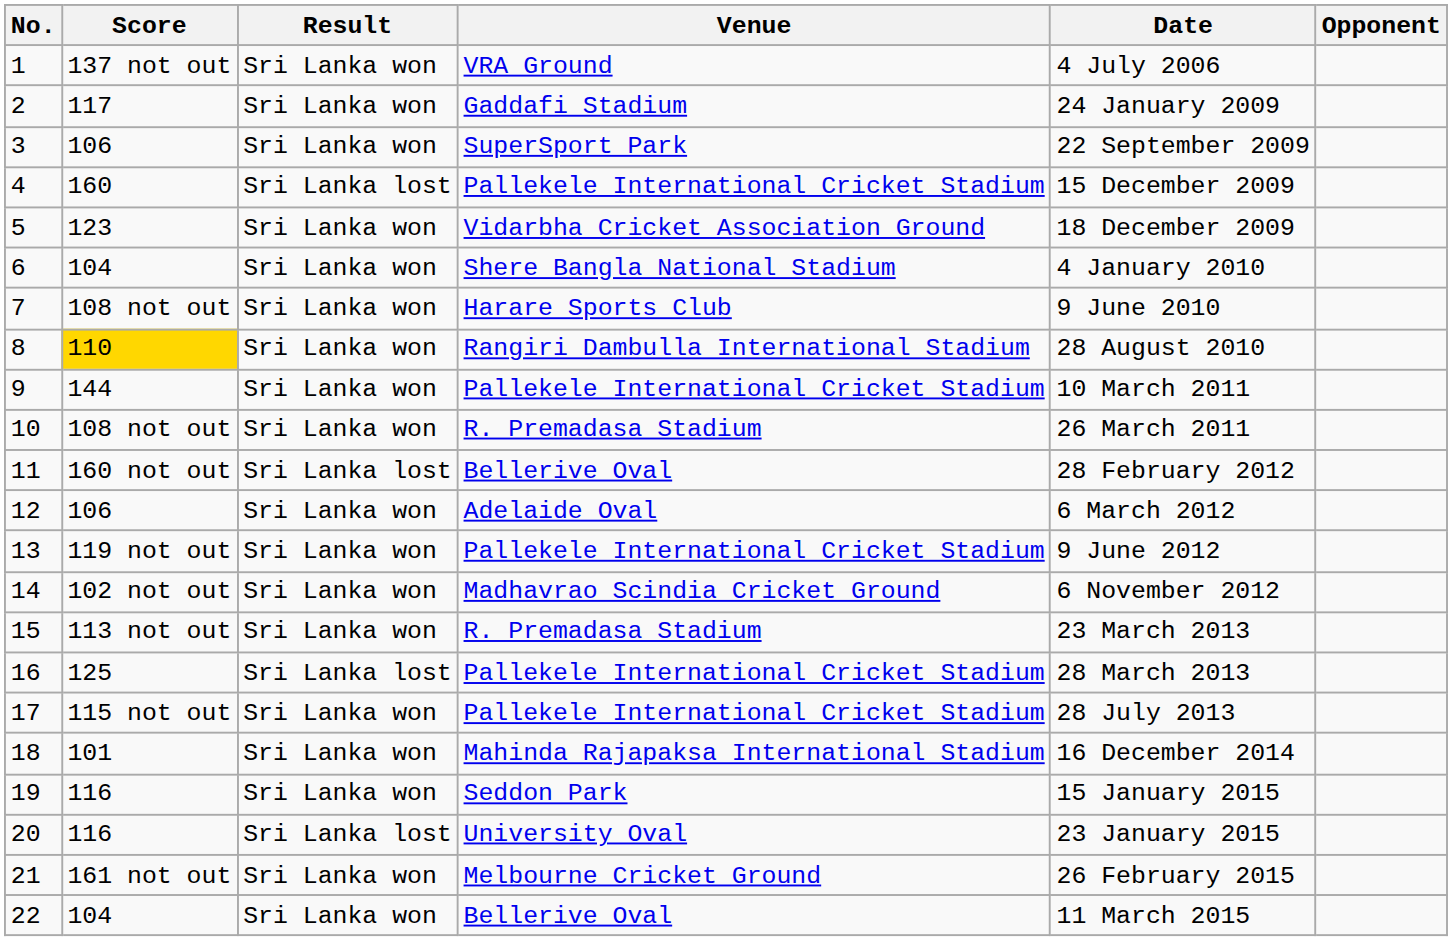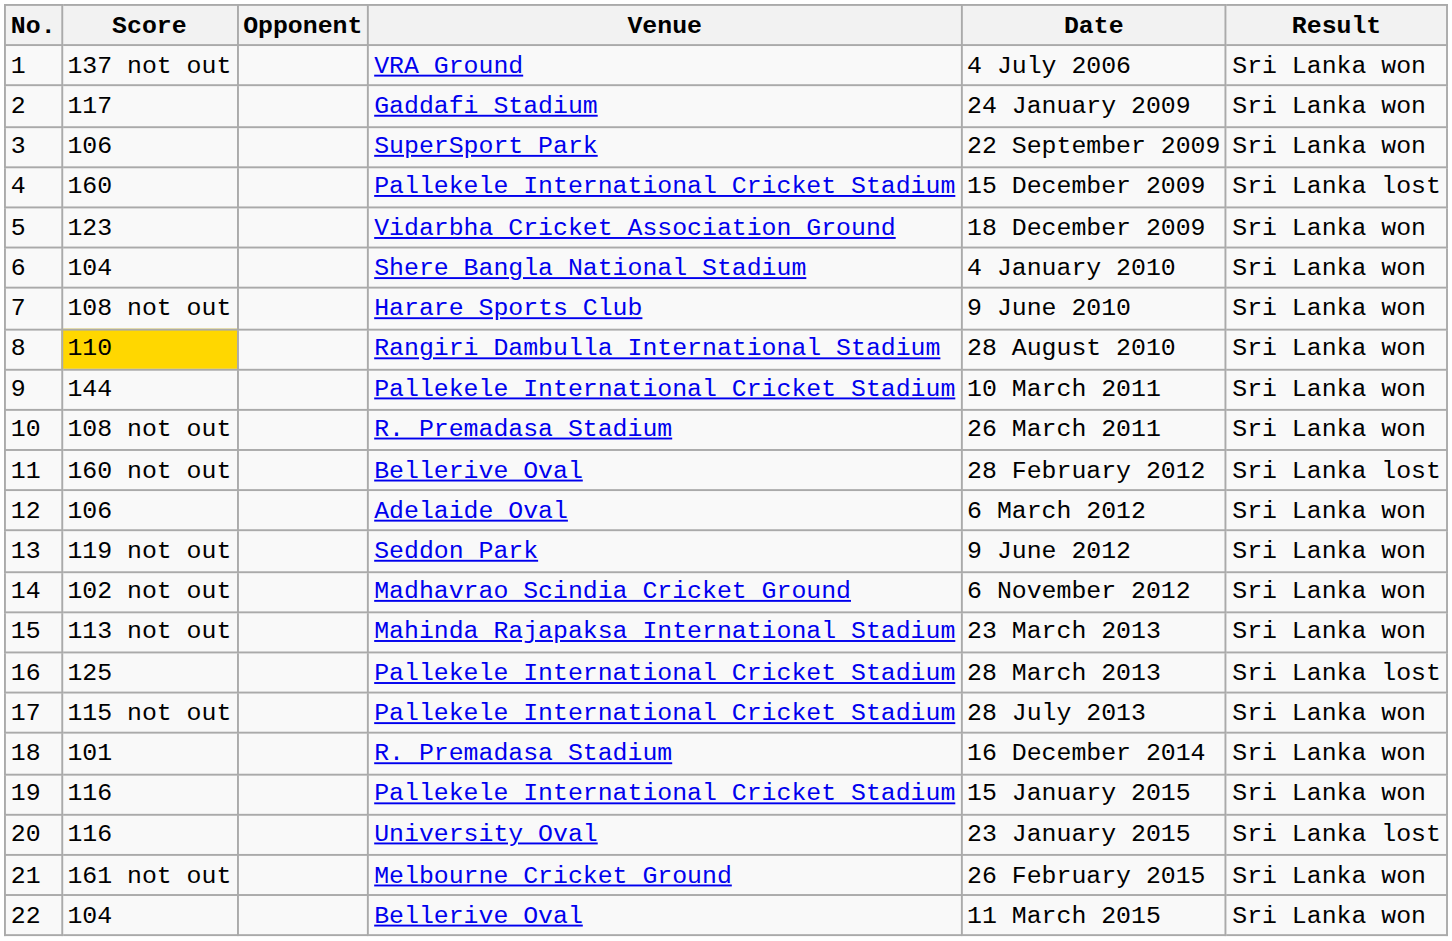columns swapped: (1381, 25) <-> (347, 25)
(754, 551) Pallekele International Cricket Stadium -> (456, 551) Seddon Park
(613, 632) R. Premadasa Stadium -> (665, 632) Mahinda Rajapaksa International Stadium
(754, 754) Mahinda Rajapaksa International Stadium -> (523, 754) R. Premadasa Stadium
(546, 794) Seddon Park -> (665, 794) Pallekele International Cricket Stadium
